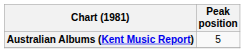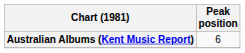(218, 39) 5 -> (218, 39) 6
